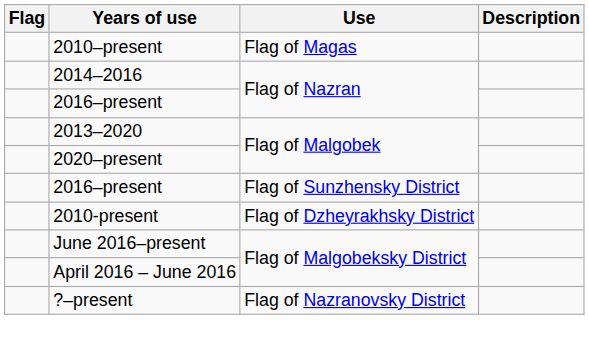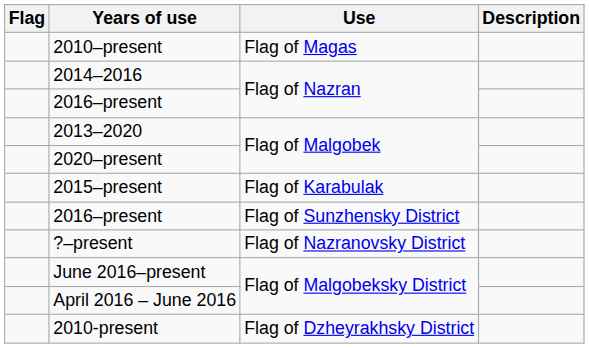+ row: (108, 187)
rows swapped: (93, 300) <-> (106, 215)
